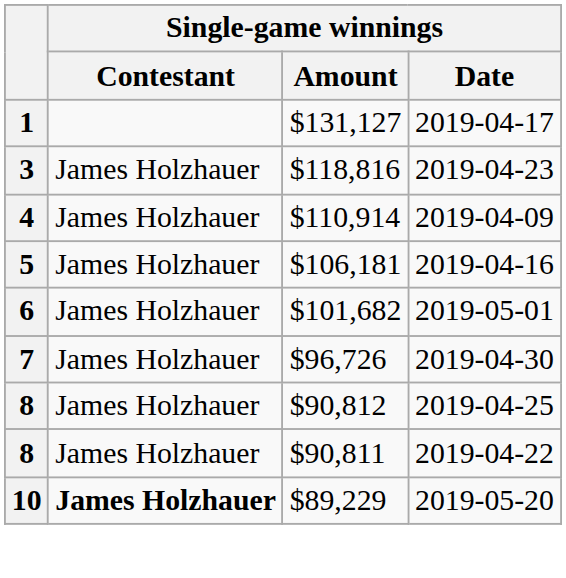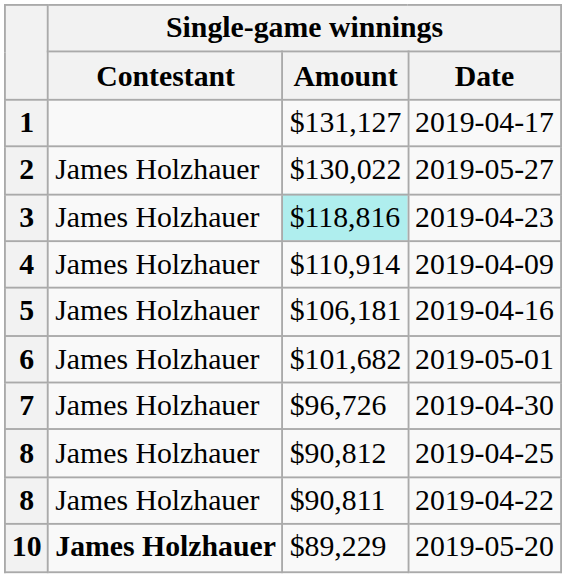+ row: (27, 169)
(345, 169) no background -> (345, 216) paleturquoise background
